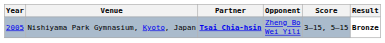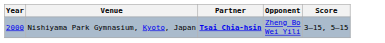- column: (365, 10)
(15, 27) 2005 -> (15, 27) 2000
